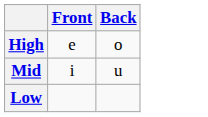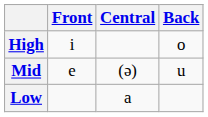+ column: (128, 17)
(72, 44) e -> (72, 44) i
(72, 71) i -> (72, 71) e
